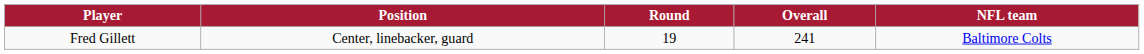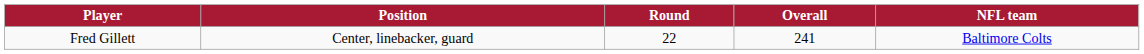(669, 37) 19 -> (669, 37) 22
